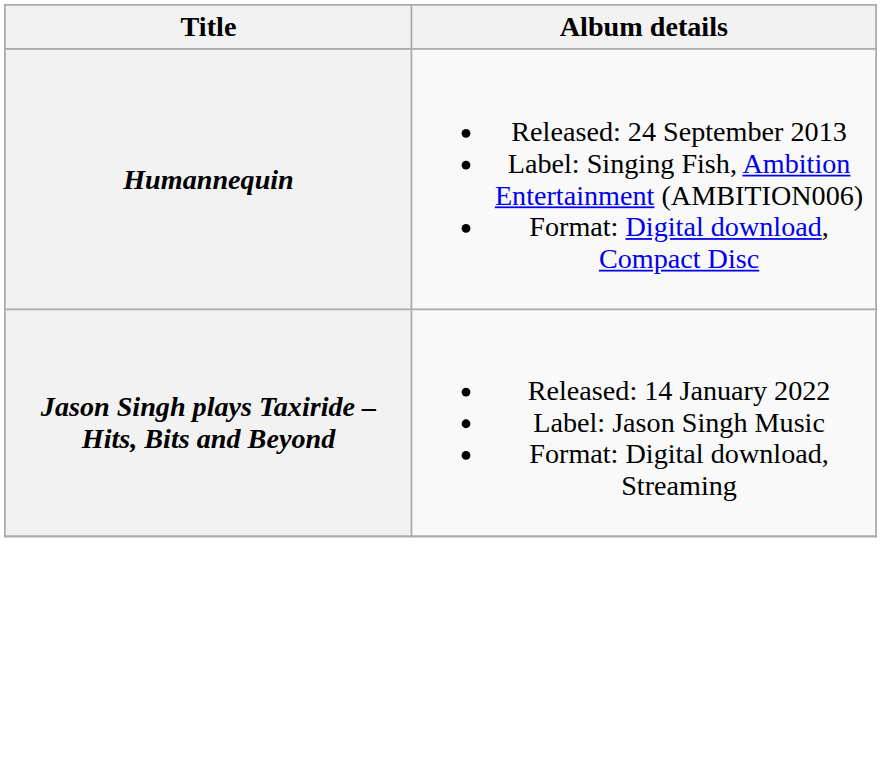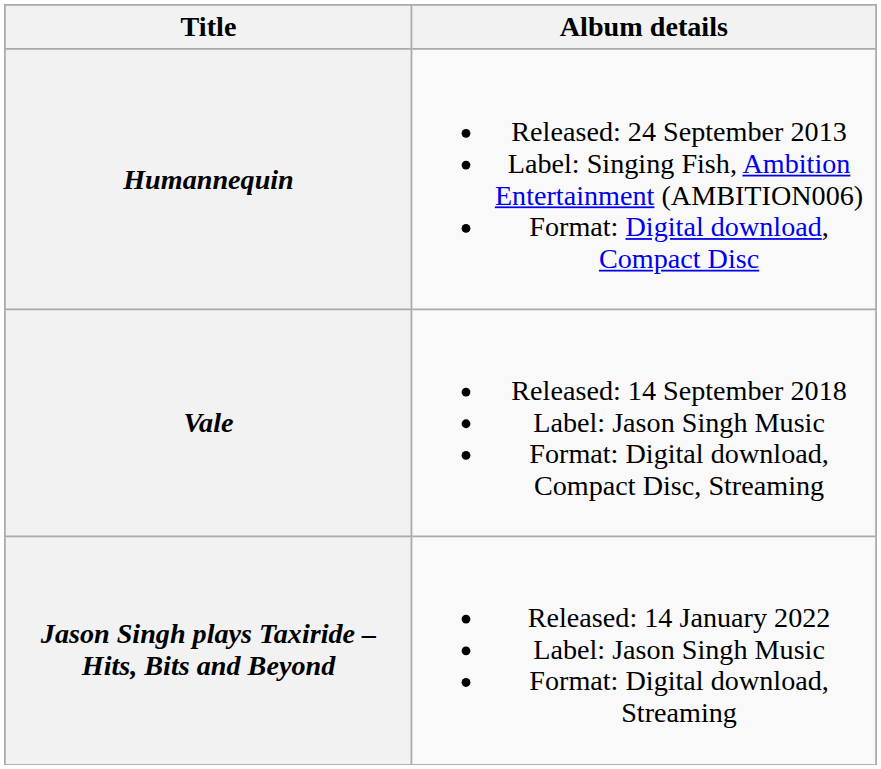+ row: (208, 422)
